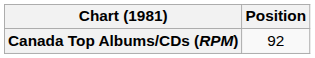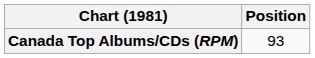(276, 41) 92 -> (276, 41) 93
